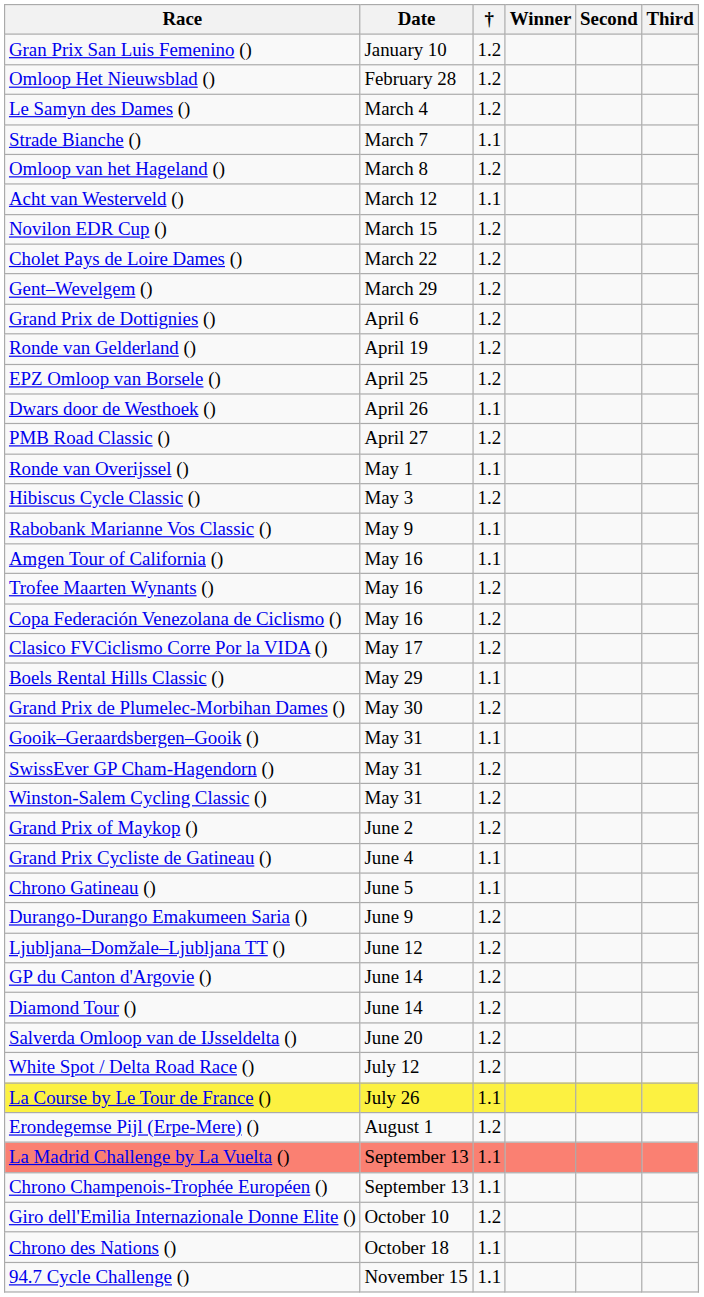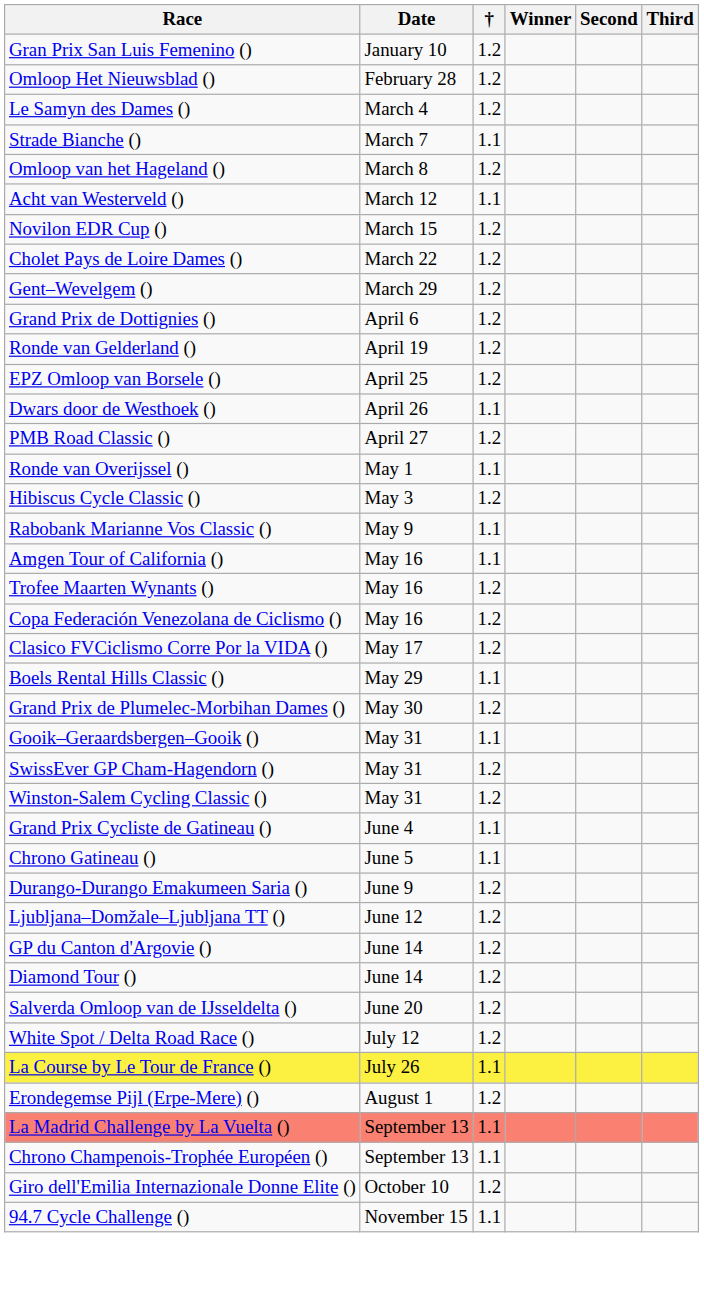- row: (103, 827)
- row: (93, 1247)
